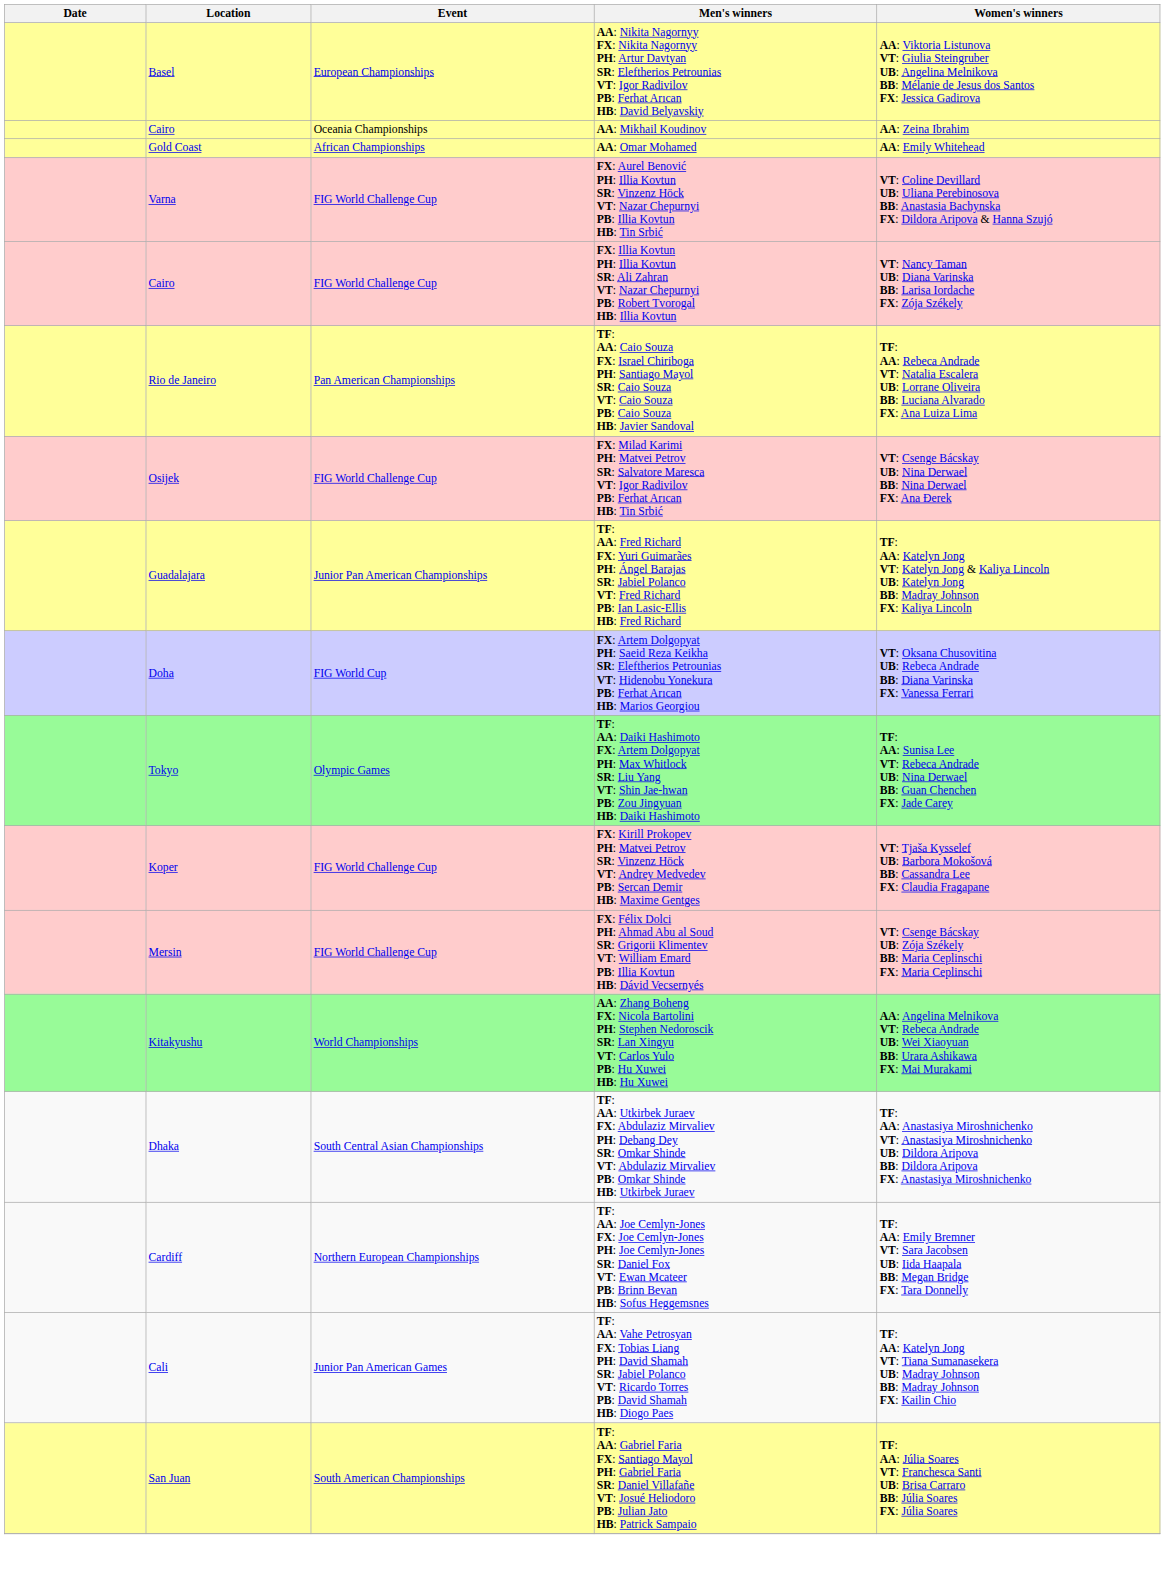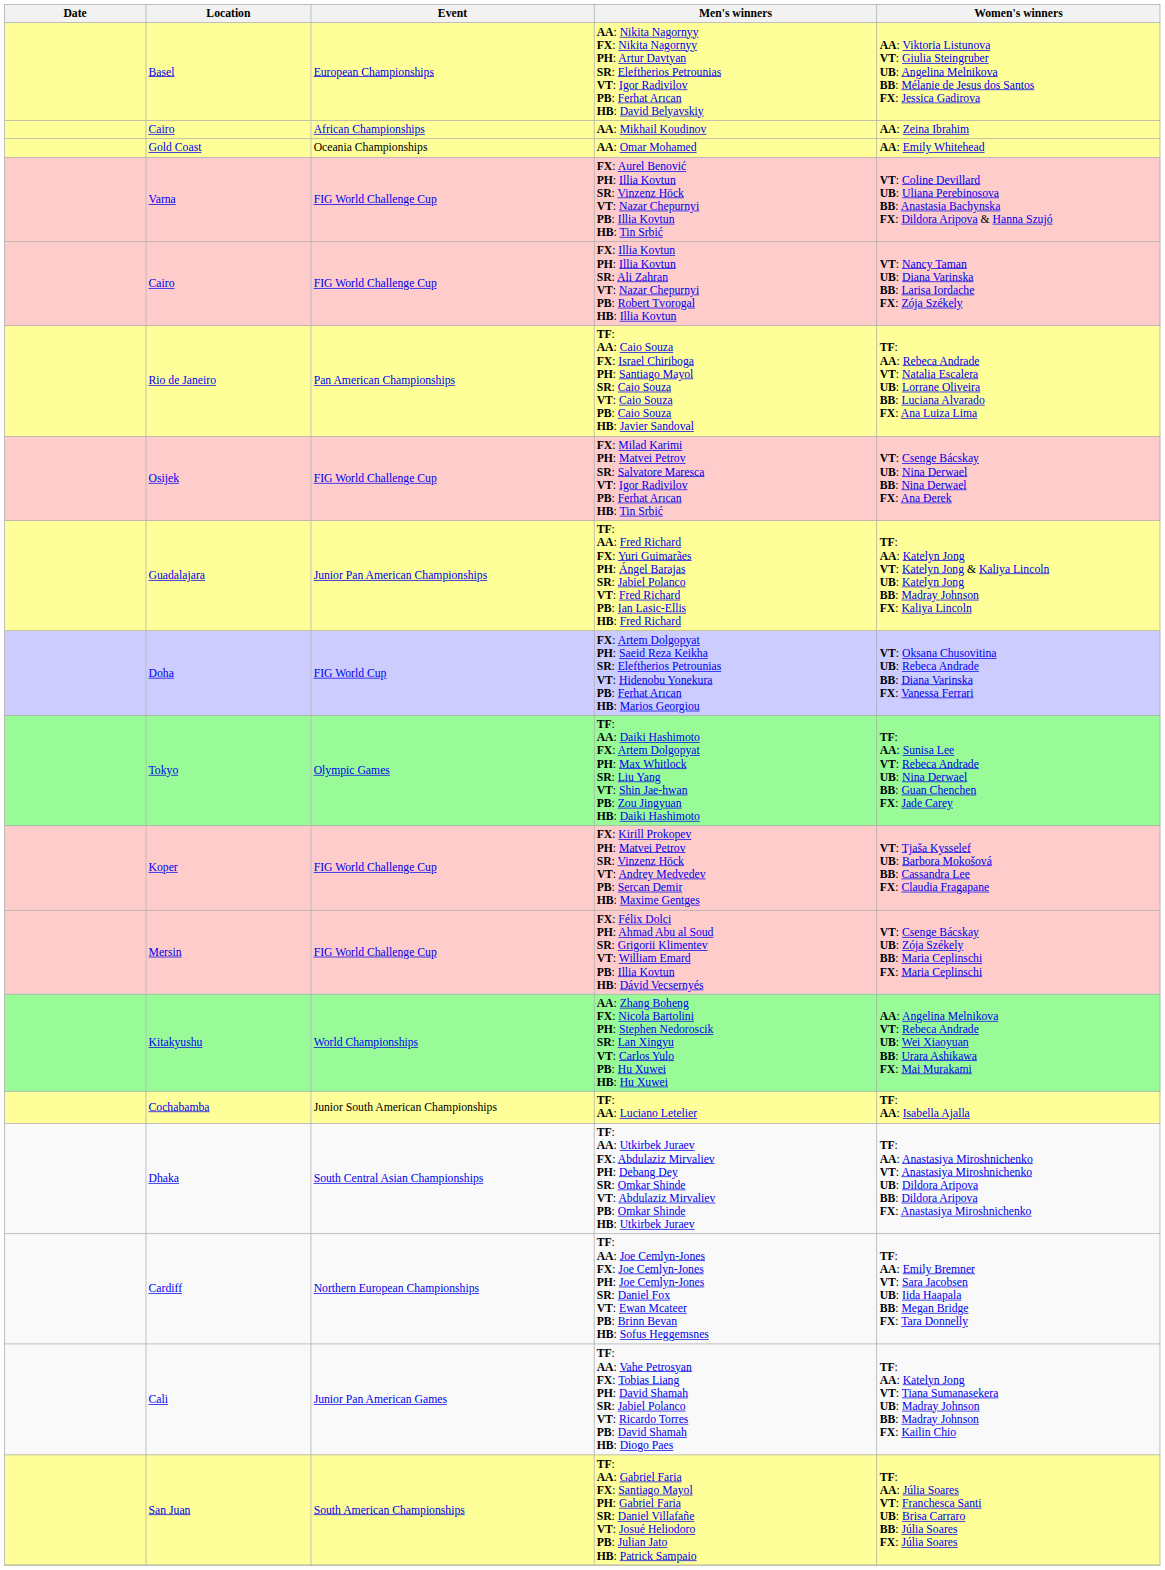(371, 129) Oceania Championships -> (369, 129) African Championships
(369, 148) African Championships -> (371, 148) Oceania Championships
+ row: (647, 1107)
